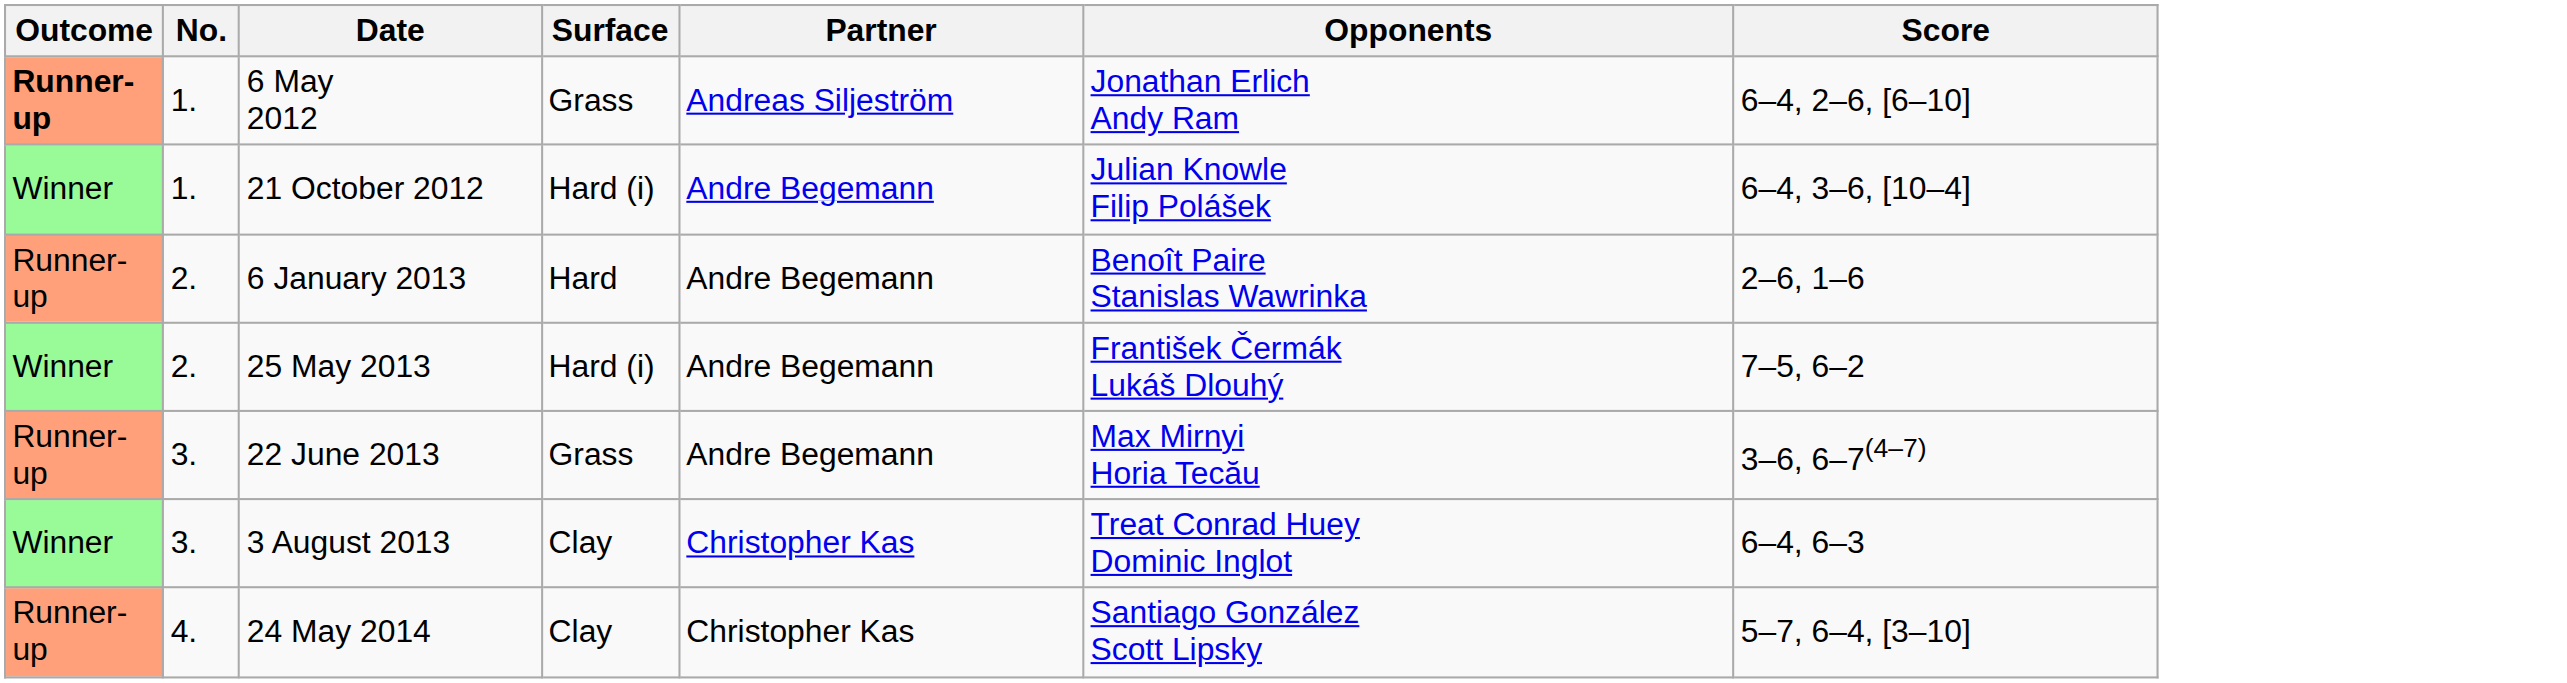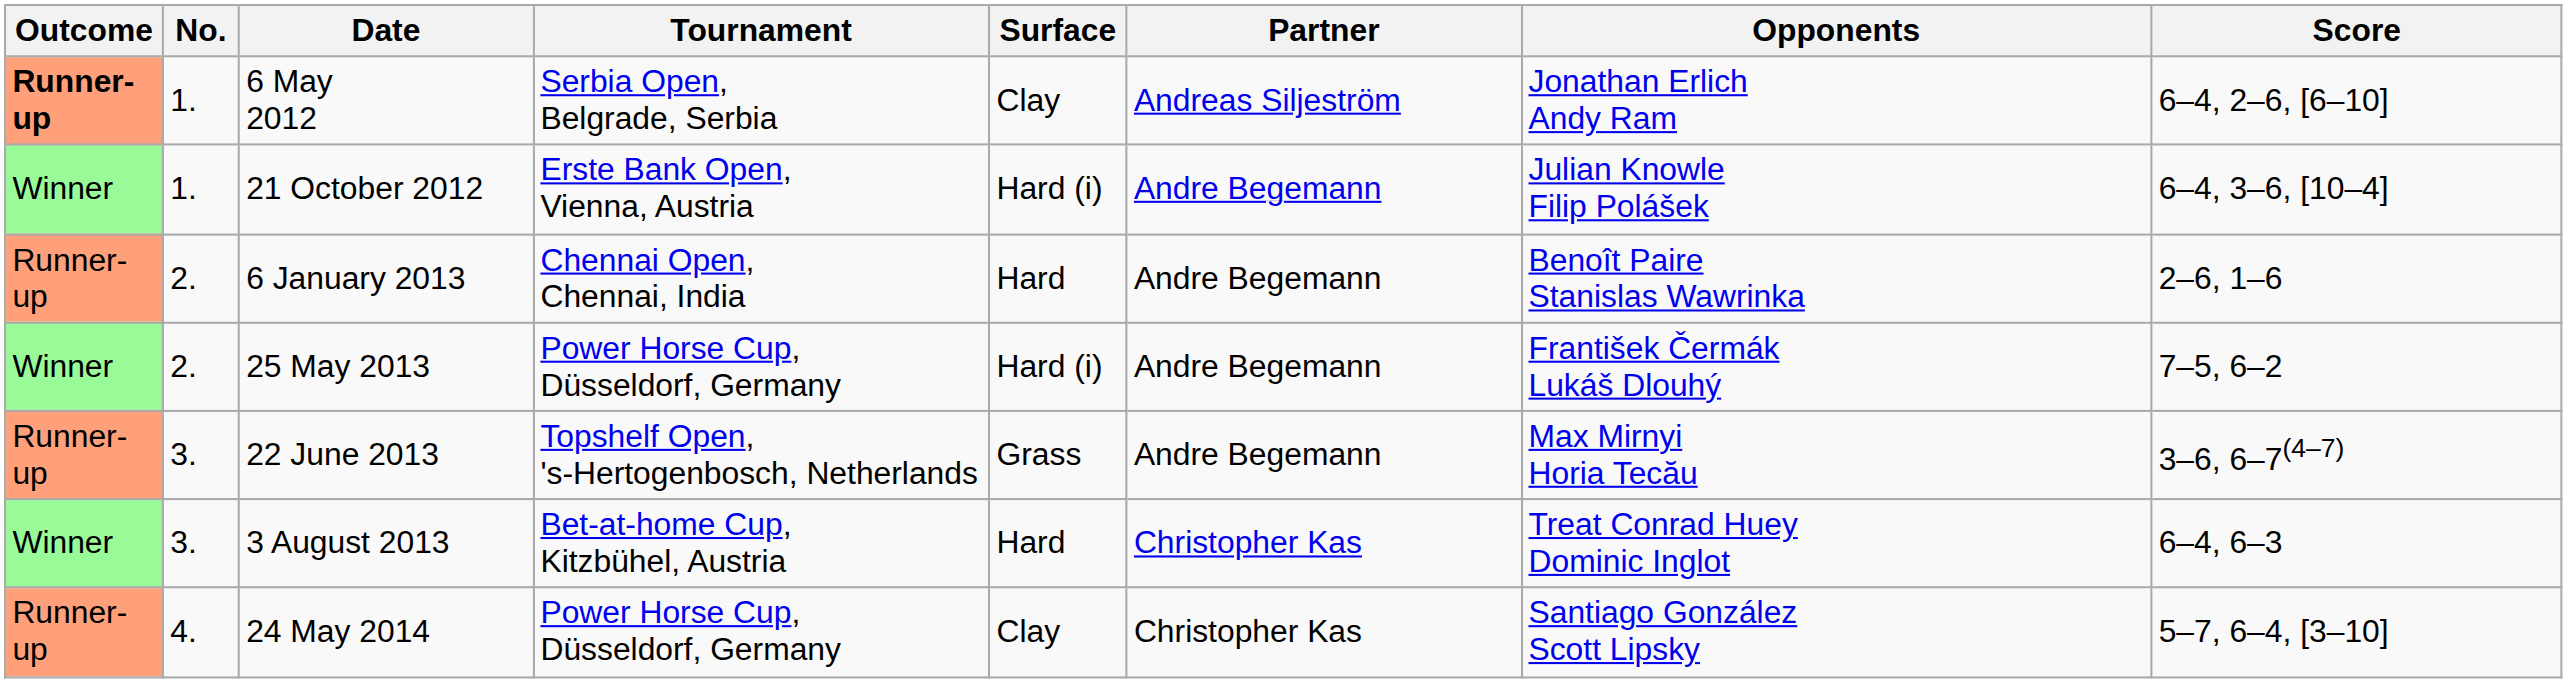+ column: (761, 29)
(591, 99) Grass -> (1028, 99) Clay
(580, 542) Clay -> (1031, 542) Hard
